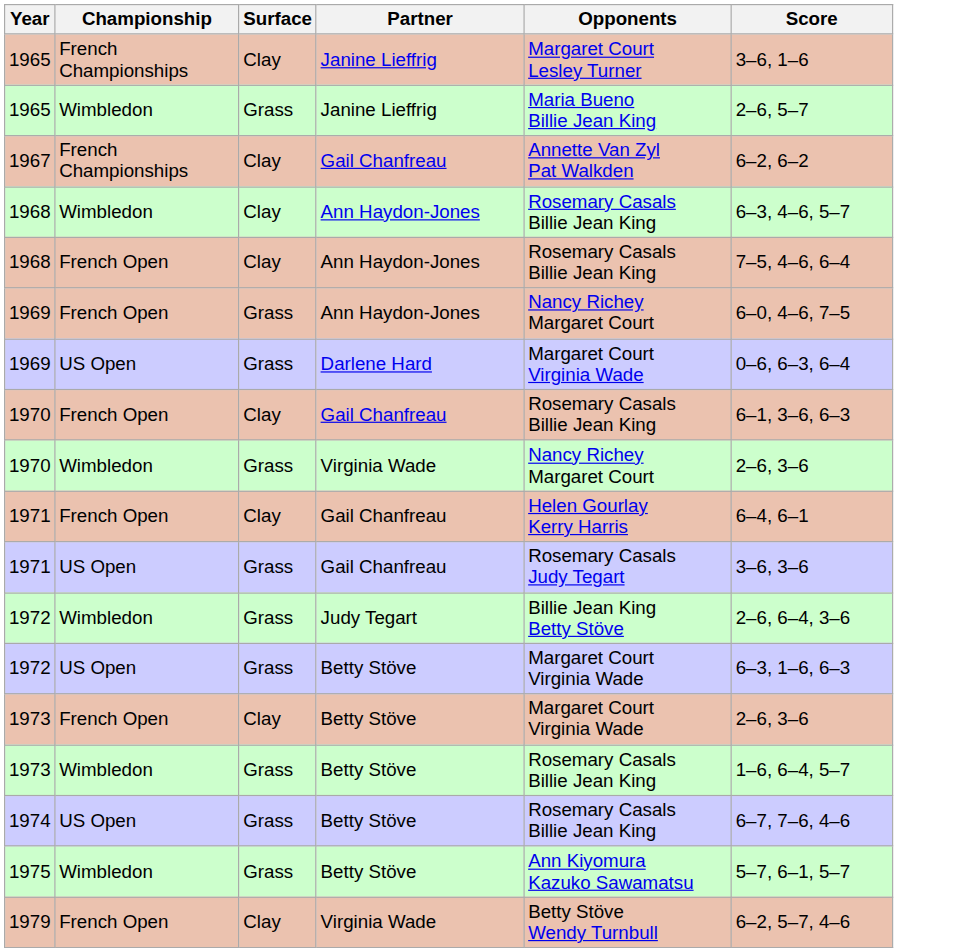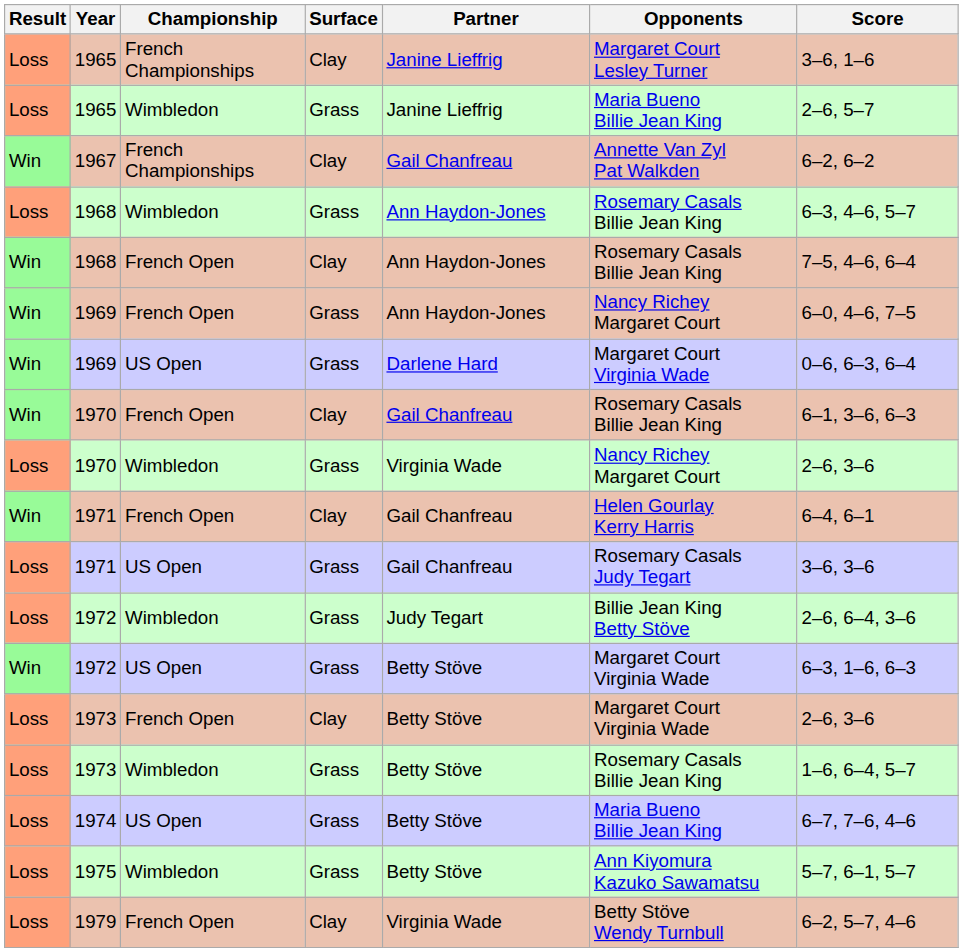+ column: (38, 19)
(262, 211) Clay -> (334, 211) Grass
(602, 820) Rosemary Casals Billie Jean King -> (658, 820) Maria Bueno Billie Jean King
